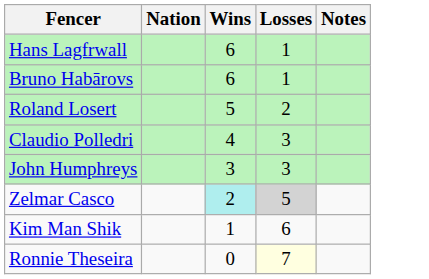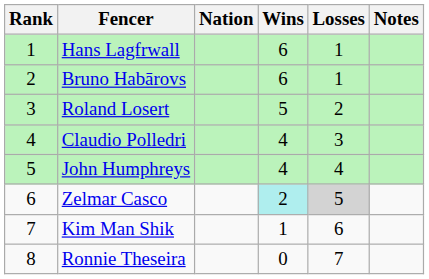+ column: (31, 19)
(230, 169) 3 -> (283, 169) 4
(286, 169) 3 -> (339, 169) 4
(286, 259) lightyellow background -> (339, 259) no background
